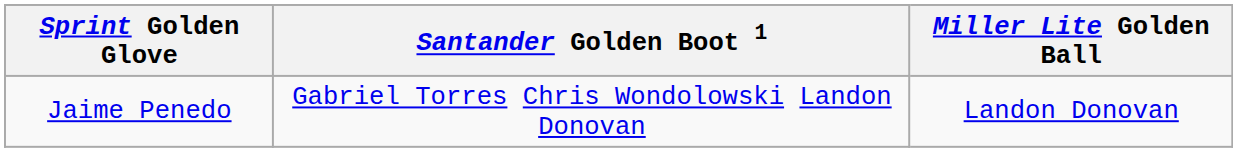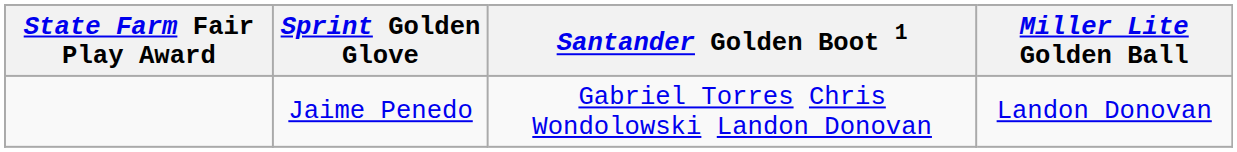+ column: (139, 41)
